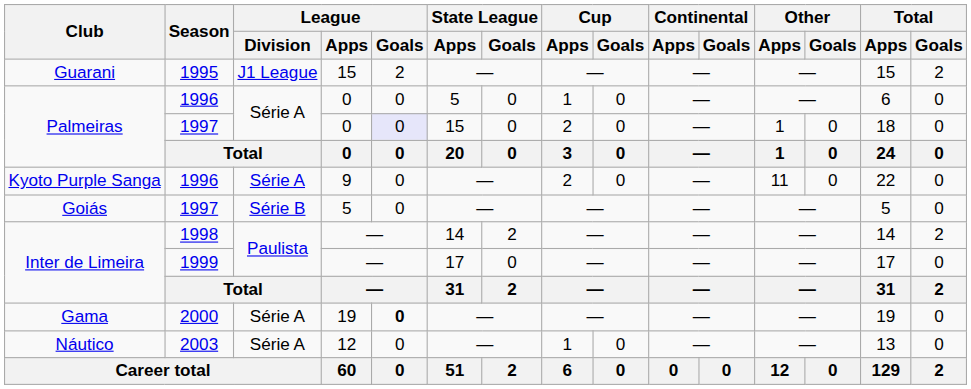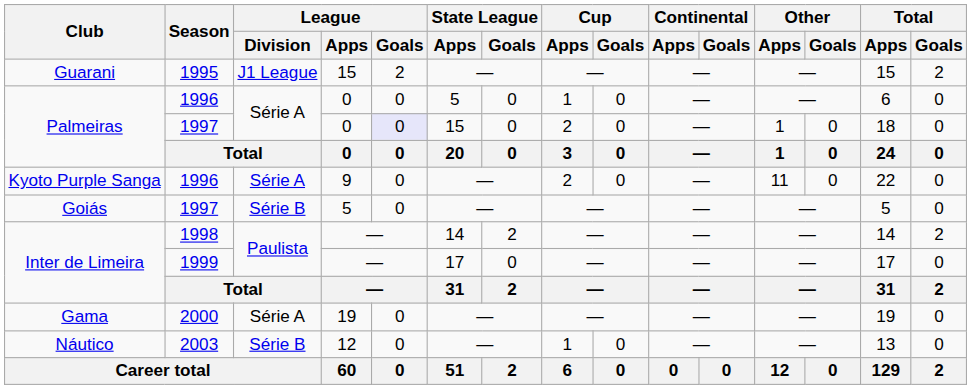(400, 316) bold -> (400, 316) normal
(277, 343) Série A -> (277, 343) Série B
